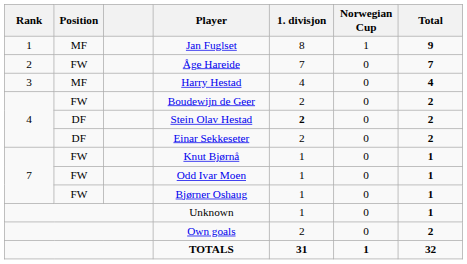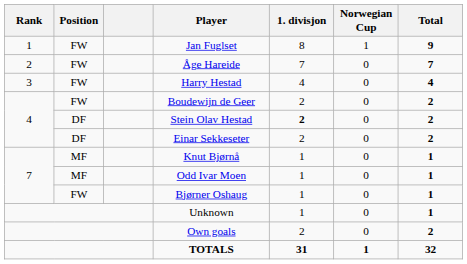(79, 45) MF -> (79, 45) FW
(79, 82) MF -> (79, 82) FW
(79, 157) FW -> (79, 157) MF
(79, 175) FW -> (79, 175) MF
